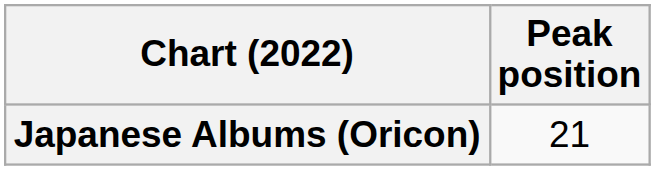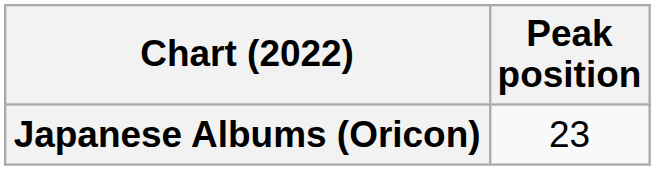(569, 134) 21 -> (569, 134) 23
